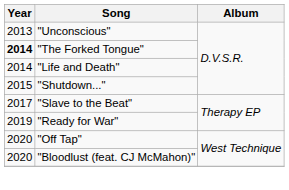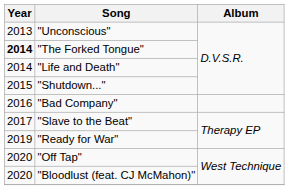+ row: (78, 103)
